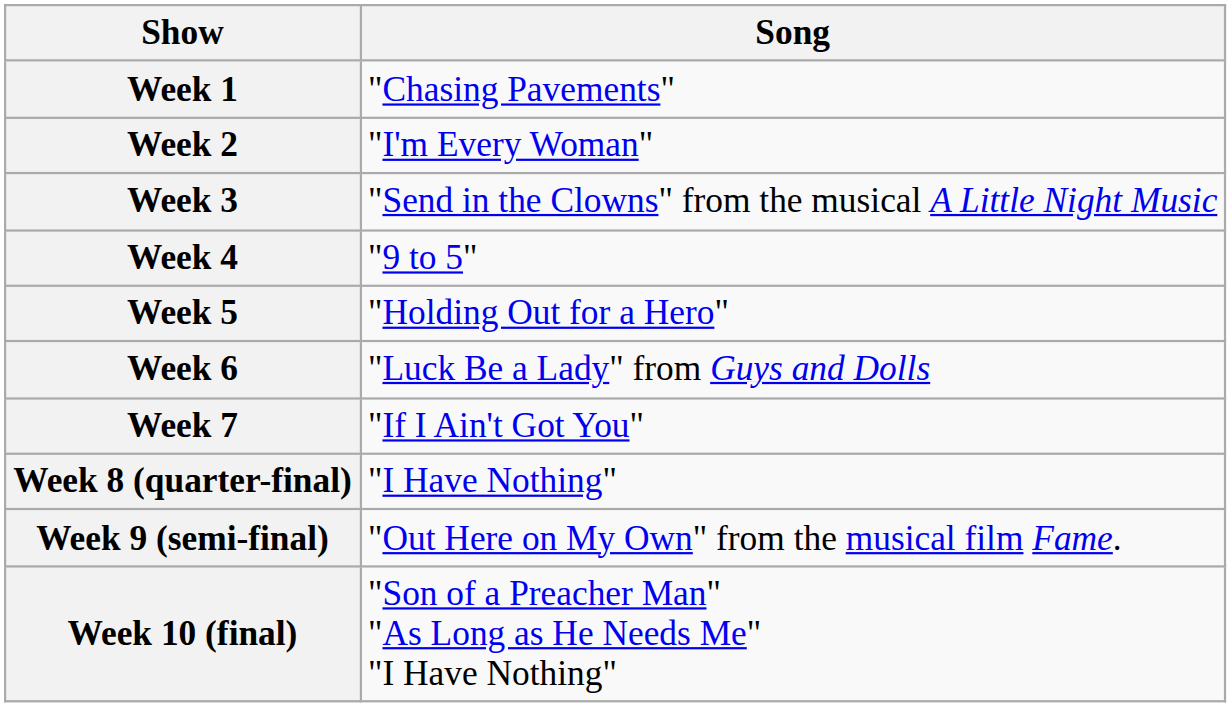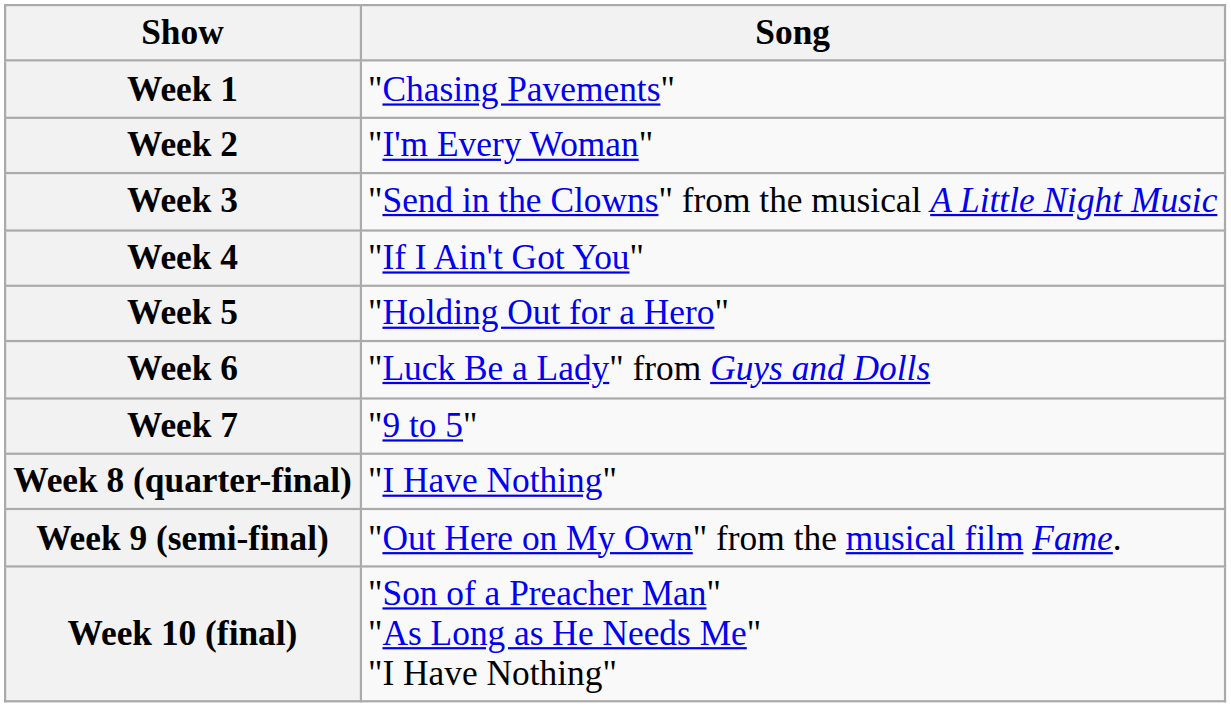(423, 256) "9 to 5" -> (506, 256) "If I Ain't Got You"
(506, 425) "If I Ain't Got You" -> (423, 425) "9 to 5"
